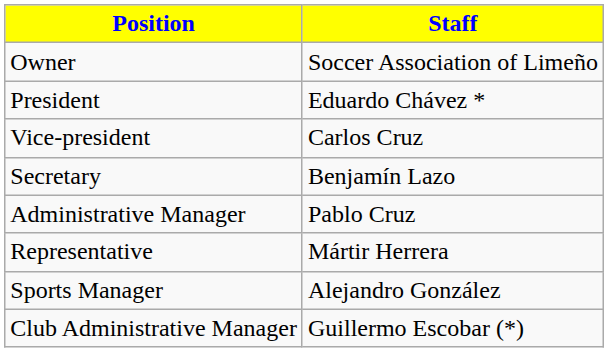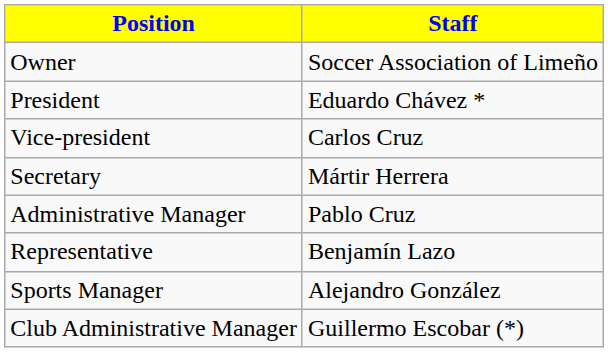(382, 175) Benjamín Lazo -> (378, 175) Mártir Herrera
(378, 251) Mártir Herrera -> (382, 251) Benjamín Lazo
